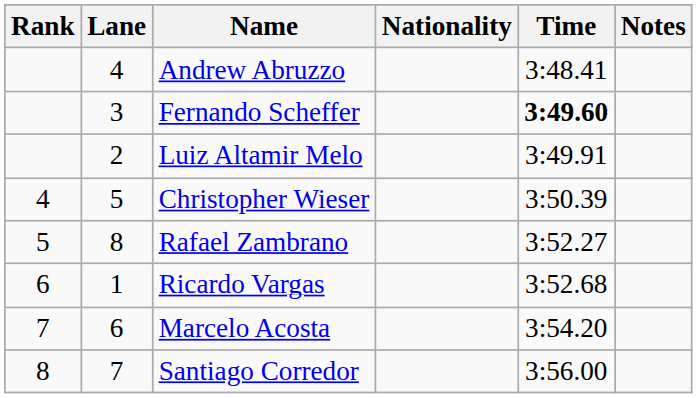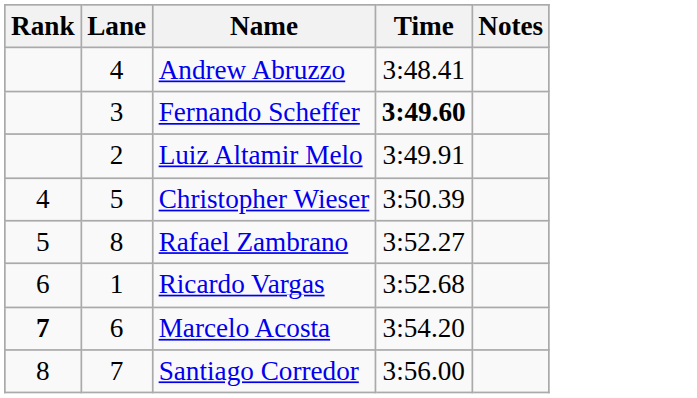- column: (447, 26)
(43, 328) normal -> (43, 328) bold
